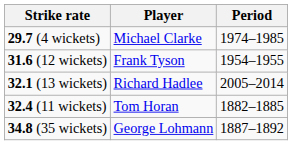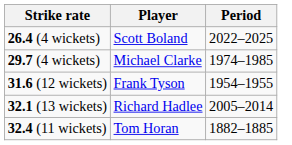+ row: (54, 38)
- row: (57, 128)
